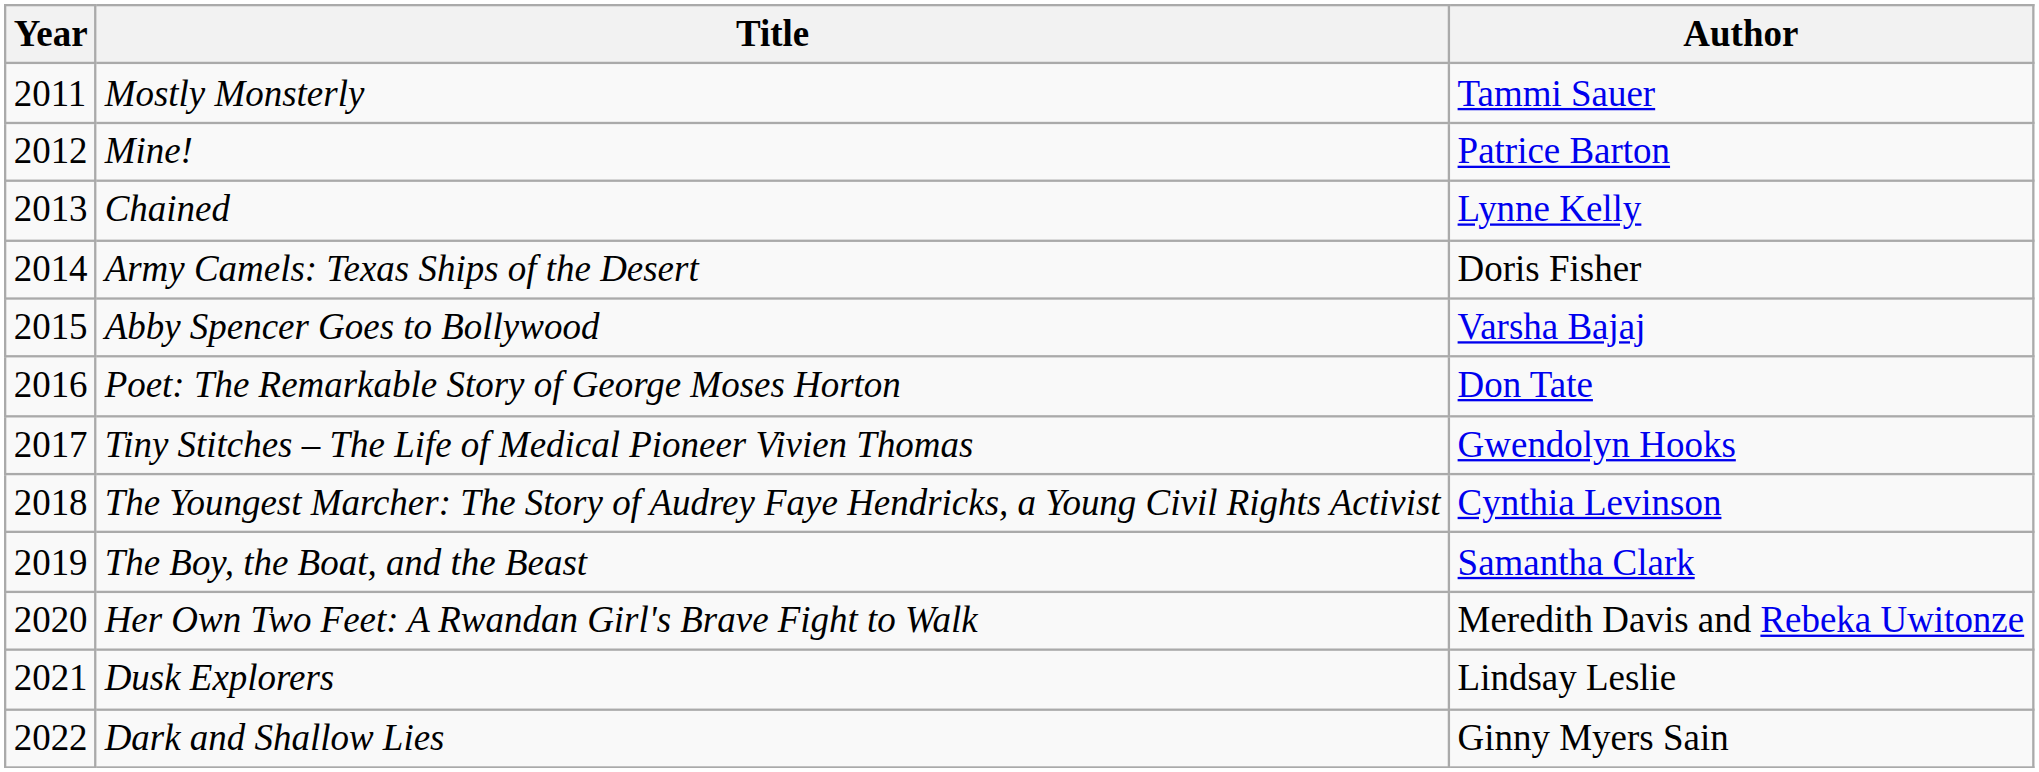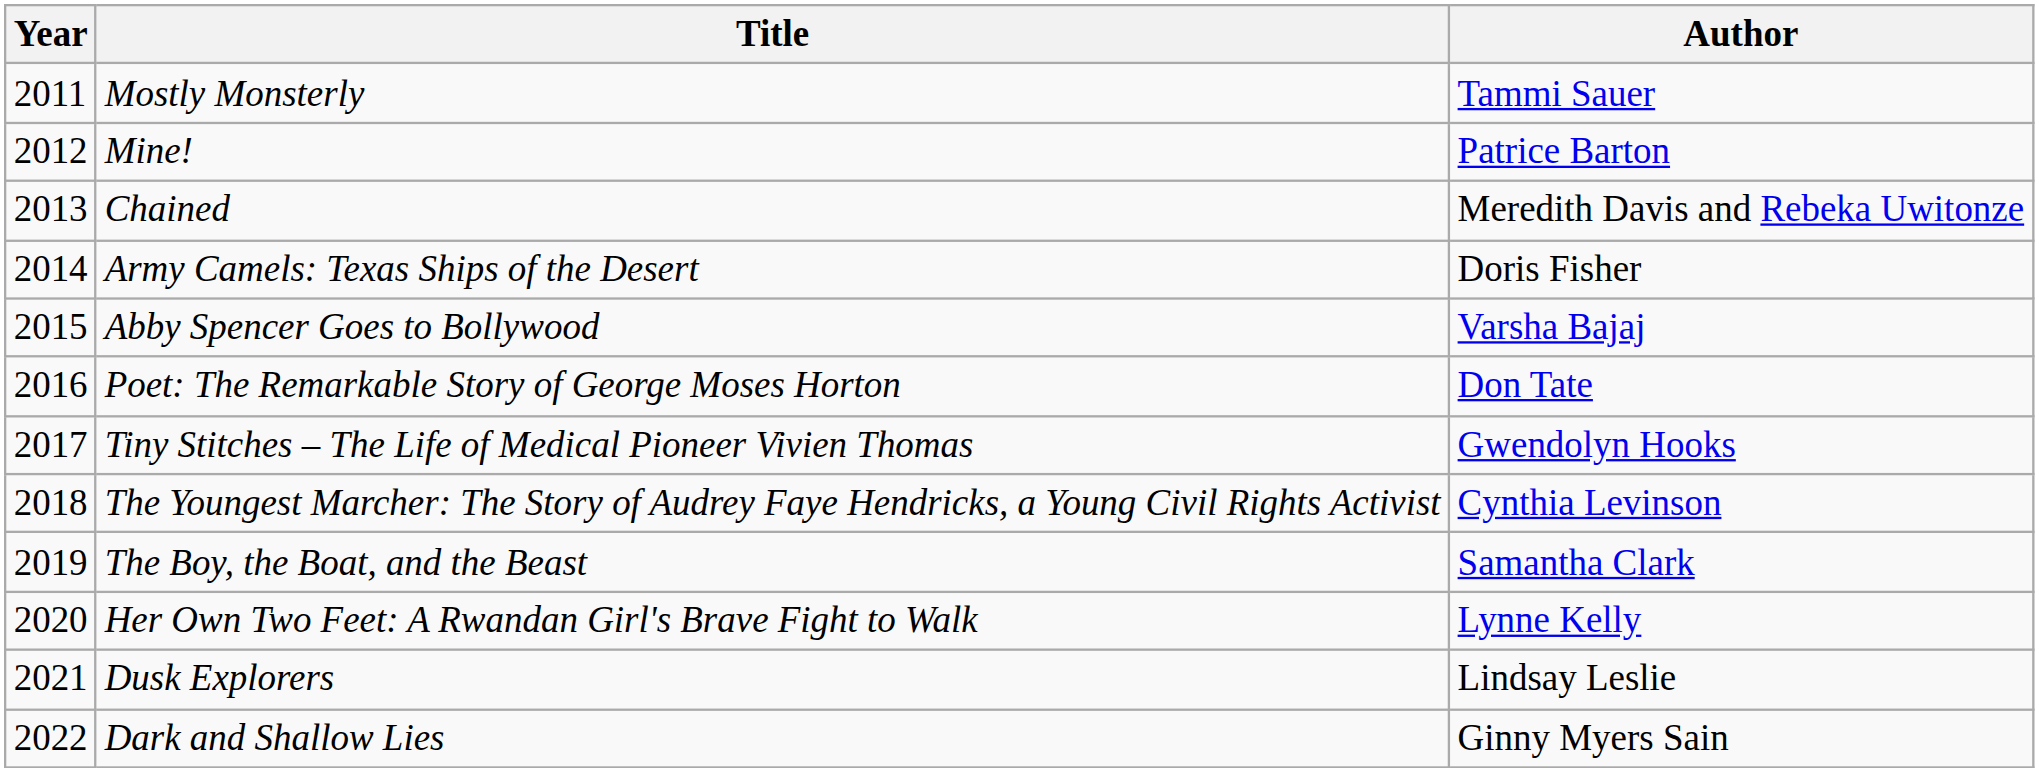(1549, 209) Lynne Kelly -> (1741, 209) Meredith Davis and Rebeka Uwitonze
(1741, 619) Meredith Davis and Rebeka Uwitonze -> (1549, 619) Lynne Kelly
